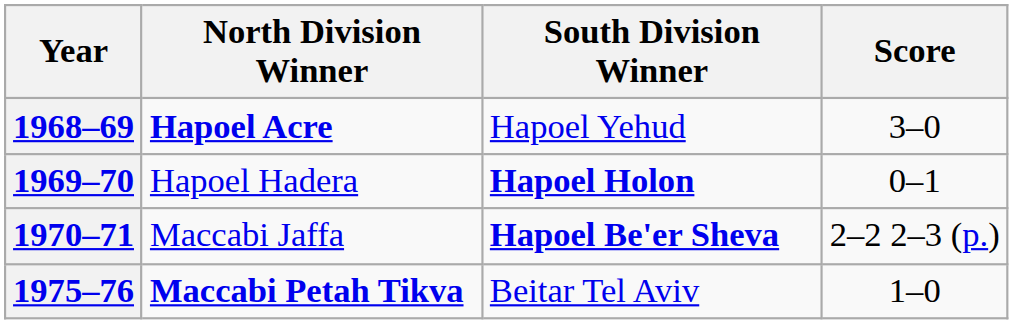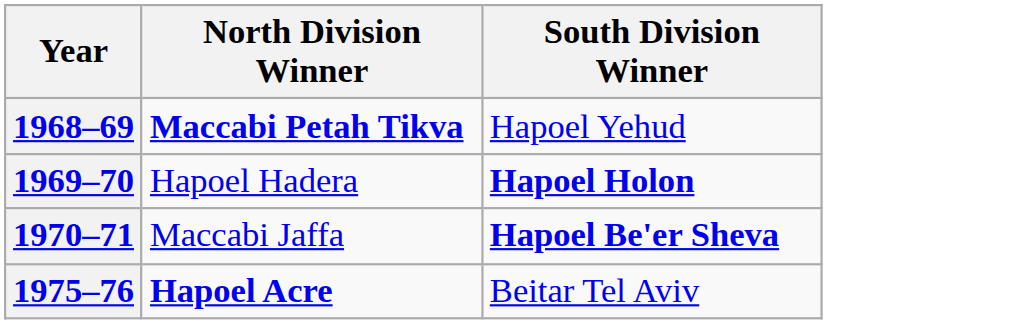- column: (915, 51)
(241, 125) Hapoel Acre -> (307, 125) Maccabi Petah Tikva
(307, 290) Maccabi Petah Tikva -> (241, 290) Hapoel Acre
